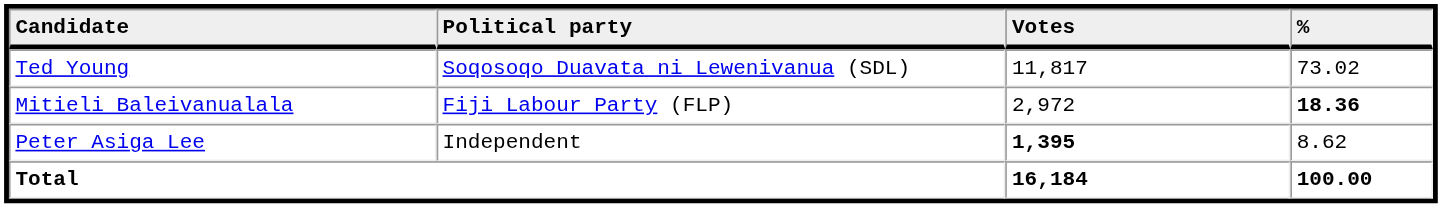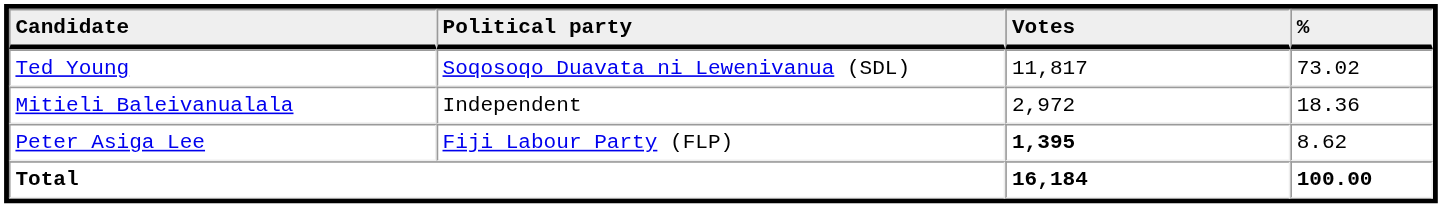(588, 105) Fiji Labour Party (FLP) -> (512, 105) Independent
(1328, 105) bold -> (1328, 105) normal
(512, 143) Independent -> (588, 143) Fiji Labour Party (FLP)
